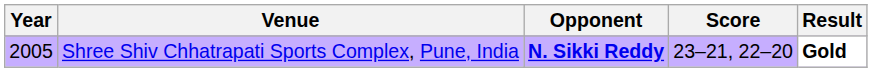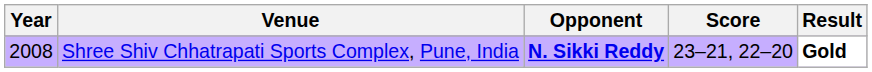(31, 51) 2005 -> (31, 51) 2008
